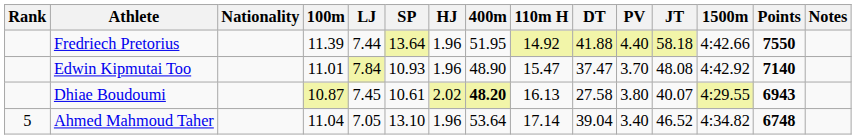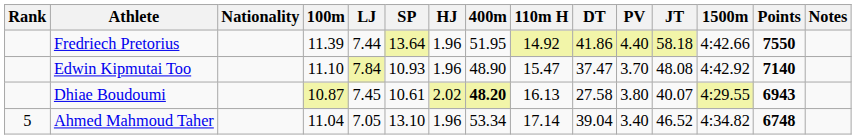(594, 43) 41.88 -> (594, 43) 41.86
(326, 69) 11.01 -> (326, 69) 11.10
(488, 120) 53.64 -> (488, 120) 53.34
